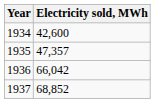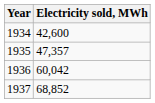(53, 70) 66,042 -> (53, 70) 60,042
